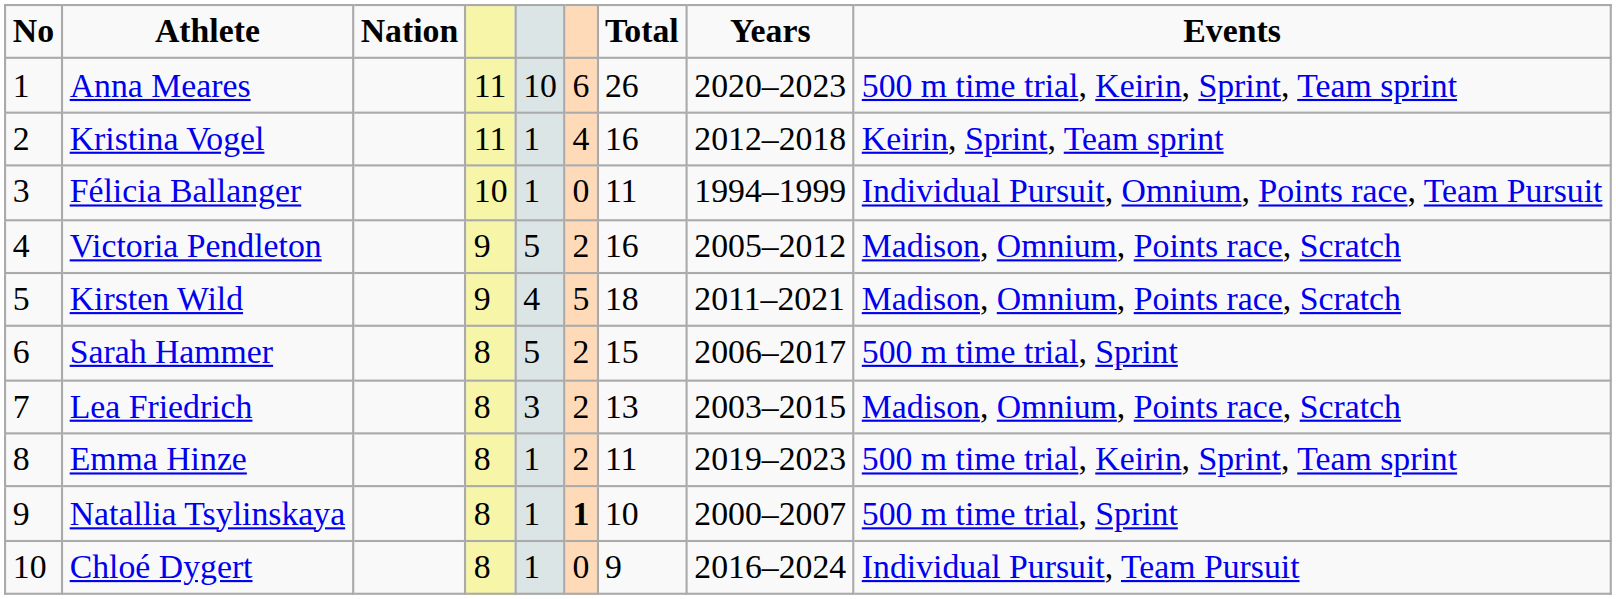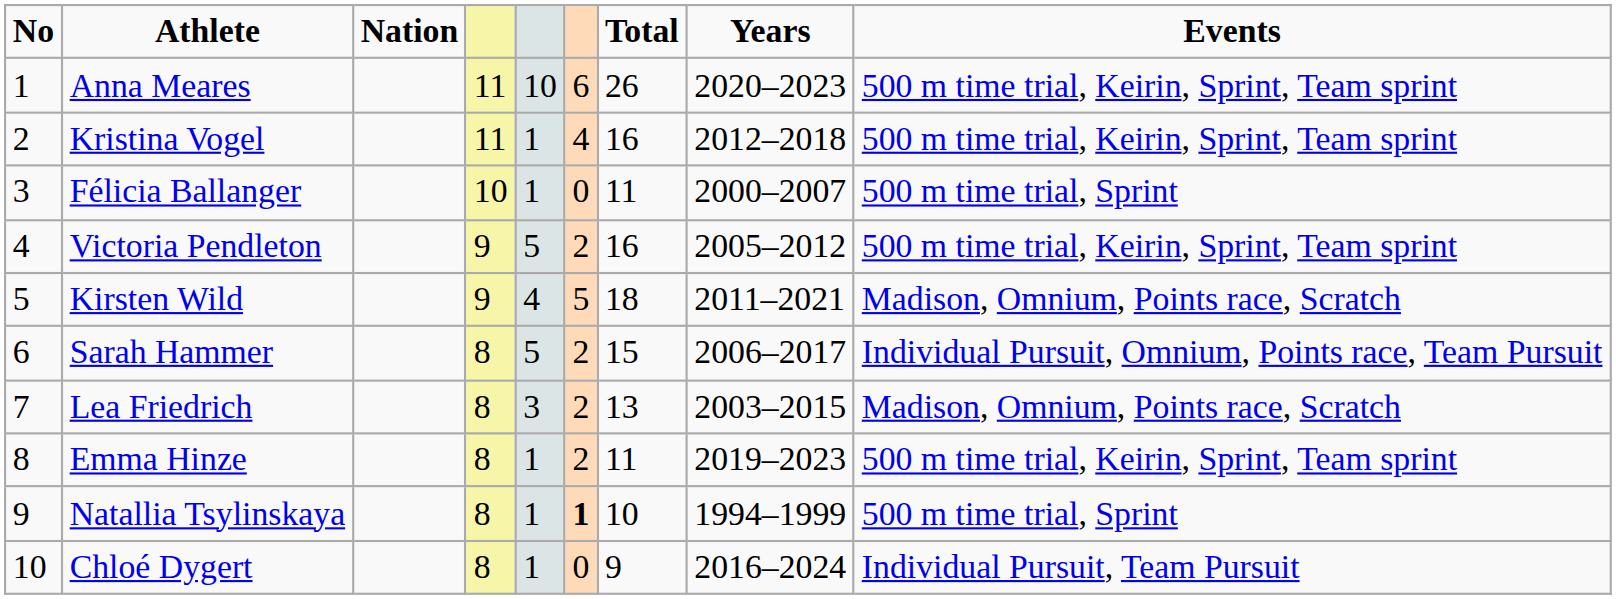(1043, 138) Keirin, Sprint, Team sprint -> (1159, 138) 500 m time trial, Keirin, Sprint, Team sprint
(770, 191) 1994–1999 -> (770, 191) 2000–2007
(1232, 191) Individual Pursuit, Omnium, Points race, Team Pursuit -> (1020, 191) 500 m time trial, Sprint
(1131, 245) Madison, Omnium, Points race, Scratch -> (1159, 245) 500 m time trial, Keirin, Sprint, Team sprint
(1020, 352) 500 m time trial, Sprint -> (1232, 352) Individual Pursuit, Omnium, Points race, Team Pursuit
(770, 513) 2000–2007 -> (770, 513) 1994–1999
